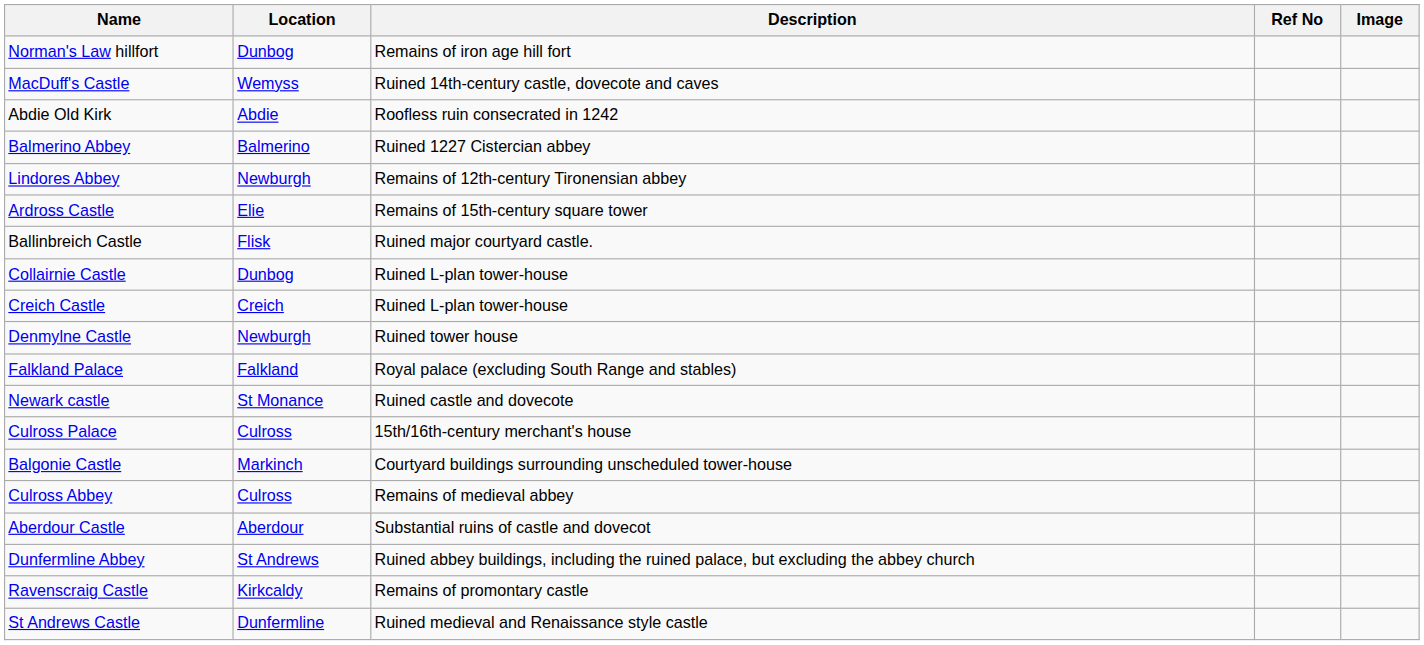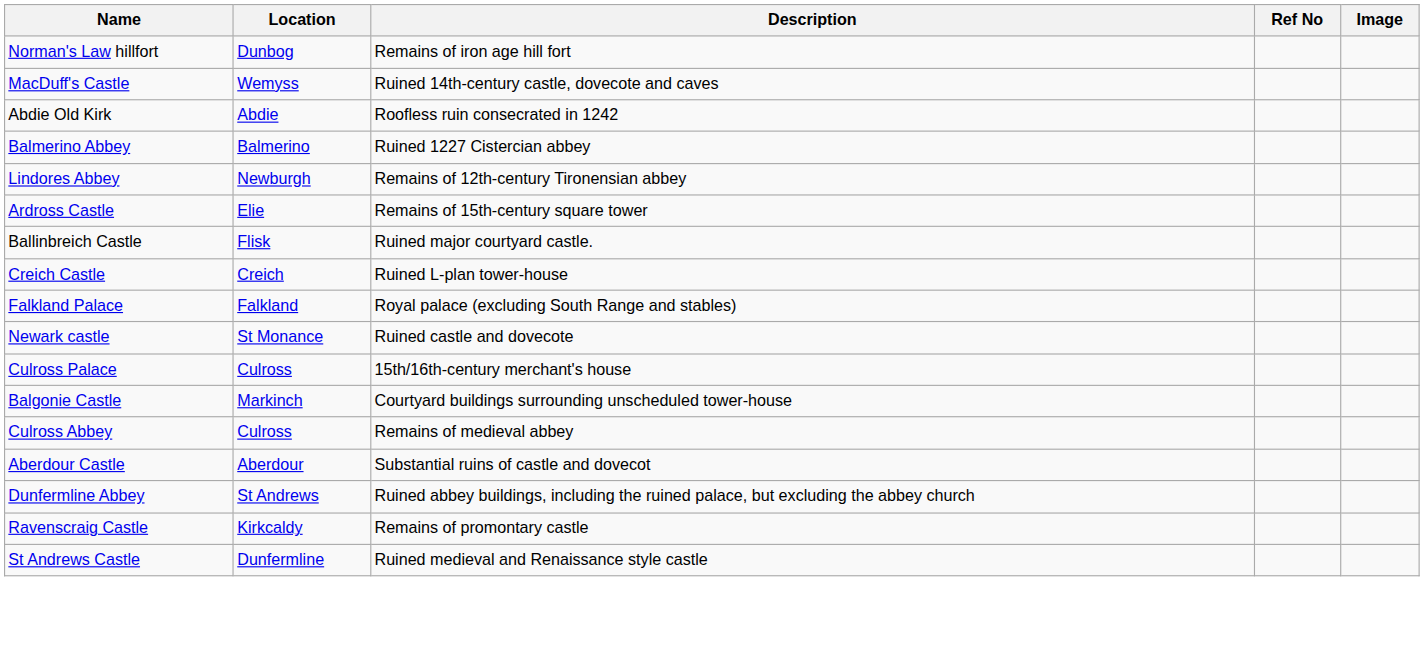- row: (67, 274)
- row: (70, 337)
